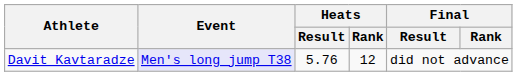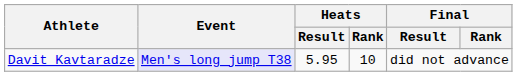(322, 60) 5.76 -> (322, 60) 5.95
(368, 60) 12 -> (368, 60) 10
